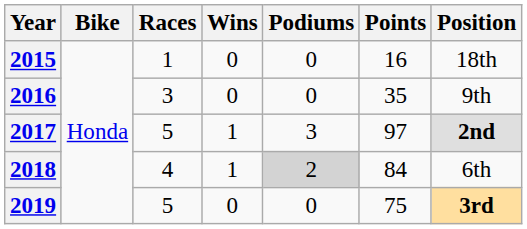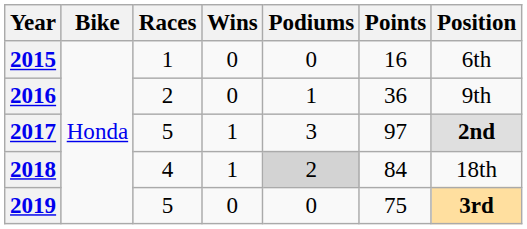(477, 59) 18th -> (477, 59) 6th
(168, 95) 3 -> (168, 95) 2
(311, 95) 0 -> (311, 95) 1
(396, 95) 35 -> (396, 95) 36
(477, 168) 6th -> (477, 168) 18th
